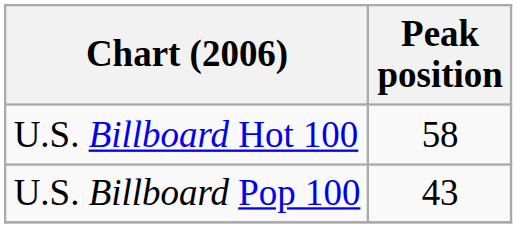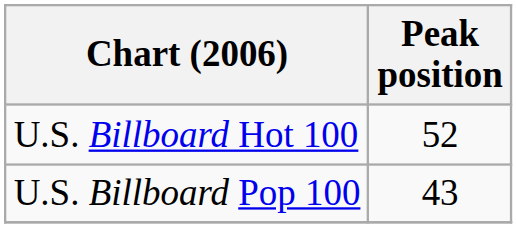(440, 134) 58 -> (440, 134) 52
